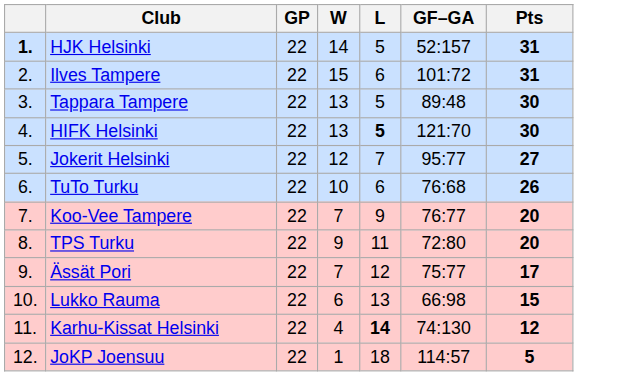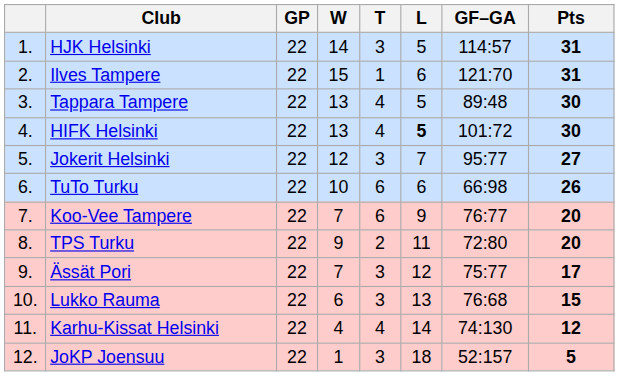+ column: (380, 18)
(25, 46) bold -> (25, 46) normal
(444, 46) 52:157 -> (485, 46) 114:57
(444, 74) 101:72 -> (485, 74) 121:70
(444, 131) 121:70 -> (485, 131) 101:72
(444, 187) 76:68 -> (485, 187) 66:98
(444, 300) 66:98 -> (485, 300) 76:68
(380, 328) bold -> (421, 328) normal
(444, 356) 114:57 -> (485, 356) 52:157
